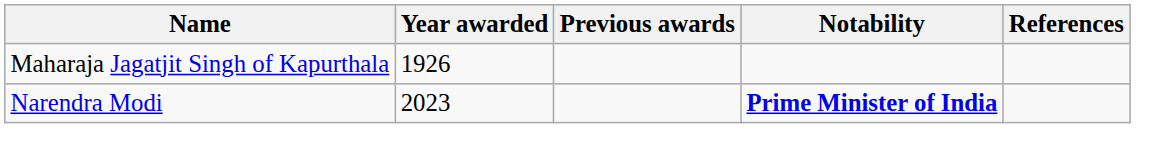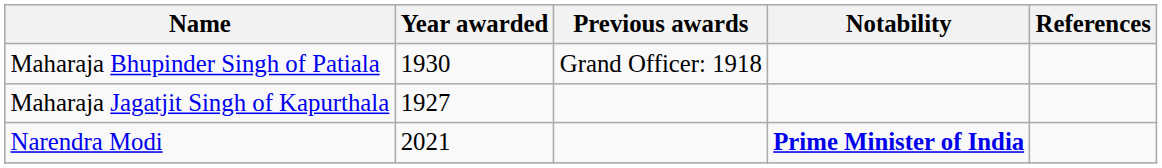+ row: (195, 63)
(426, 63) 1926 -> (426, 102) 1927
(426, 102) 2023 -> (426, 142) 2021
